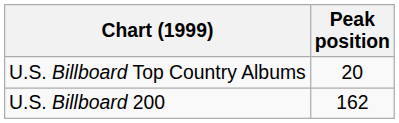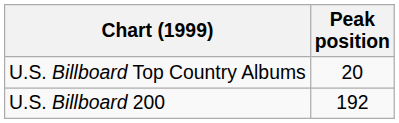(352, 103) 162 -> (352, 103) 192
